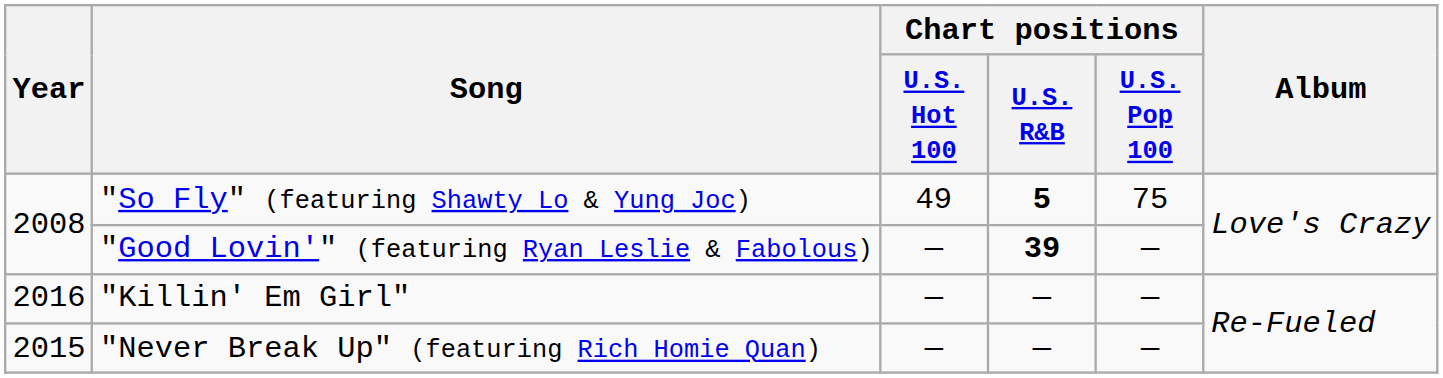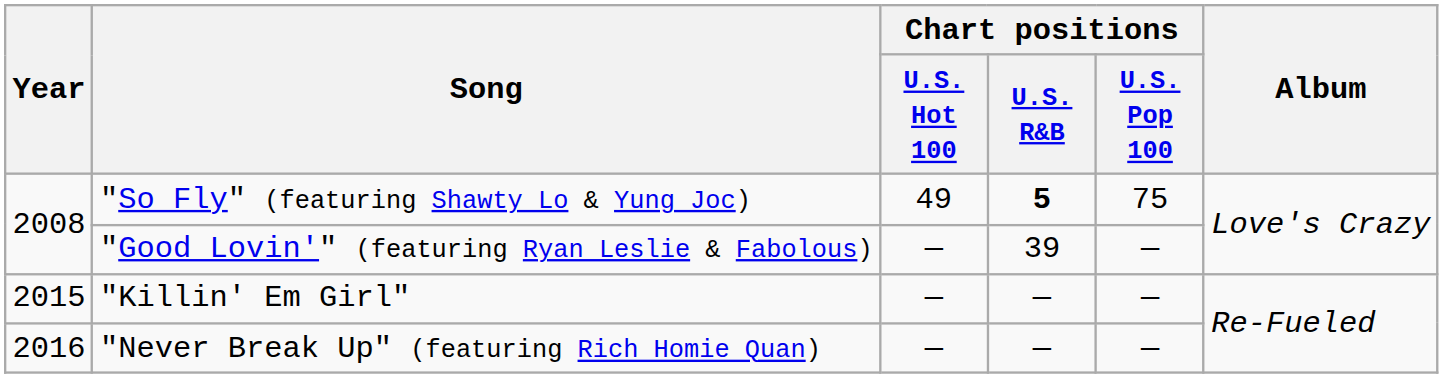(1042, 249) bold -> (1042, 249) normal
(49, 298) 2016 -> (49, 298) 2015
(49, 348) 2015 -> (49, 348) 2016
